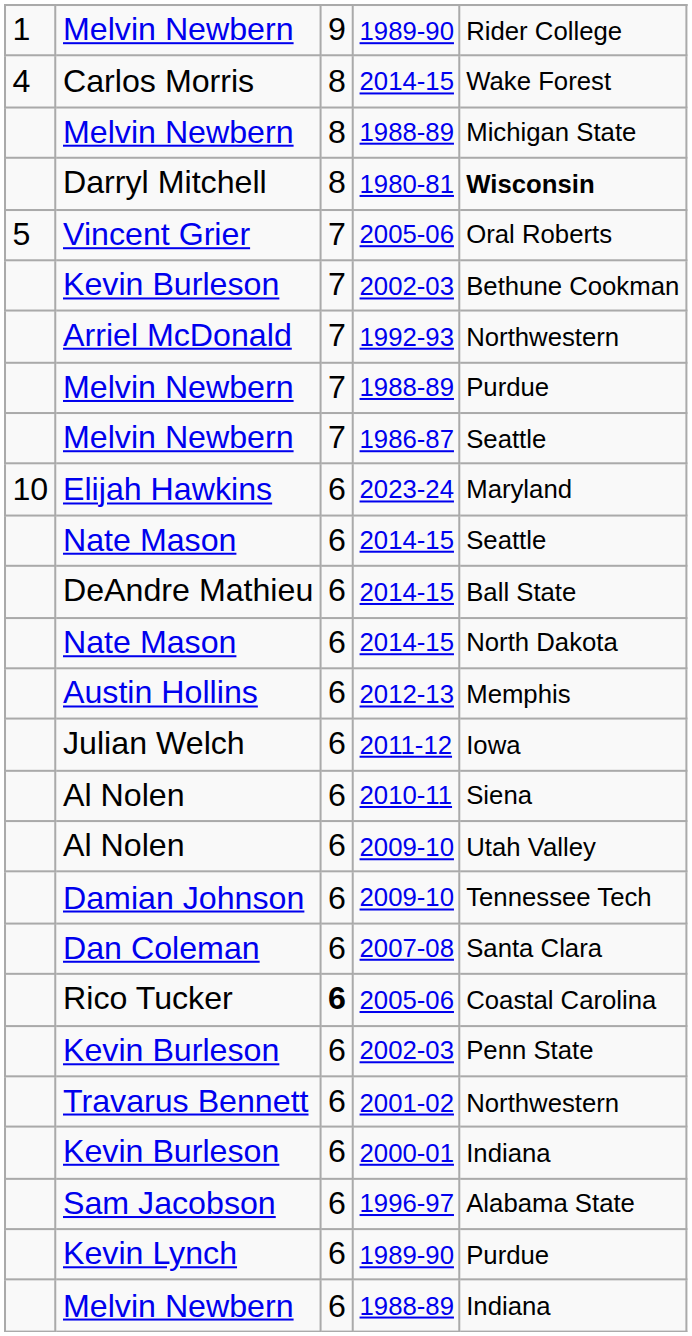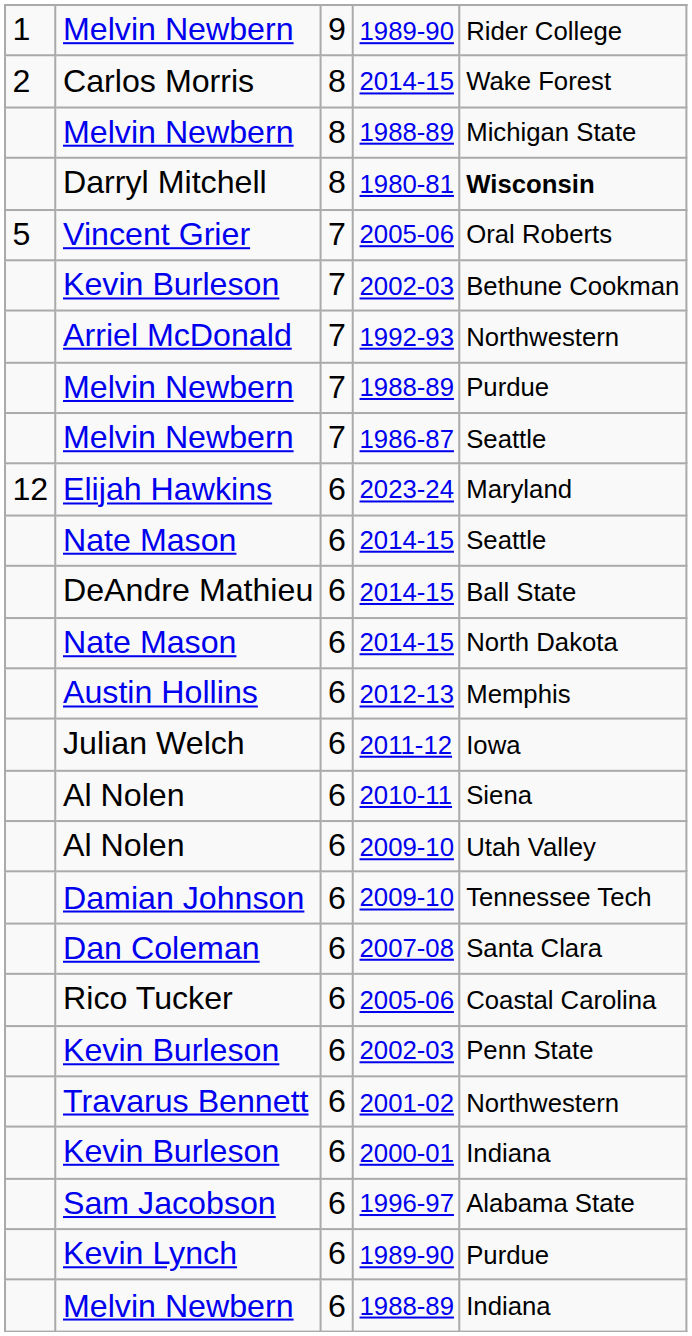(21, 81) 4 -> (21, 81) 2
(30, 489) 10 -> (30, 489) 12
(337, 999) bold -> (337, 999) normal
